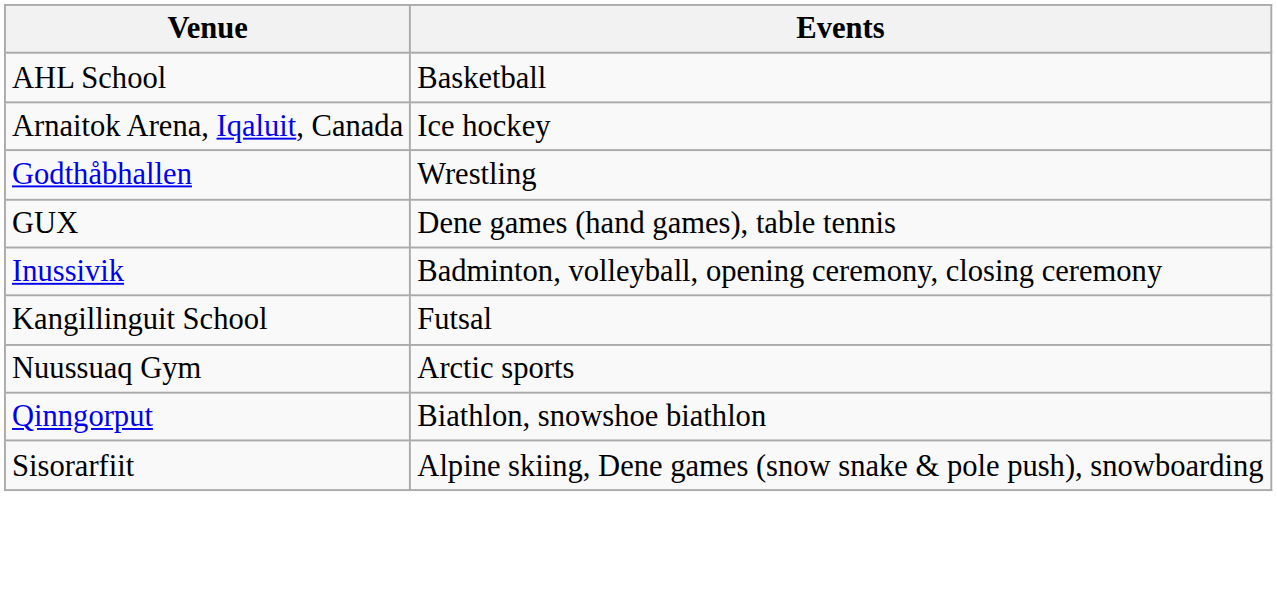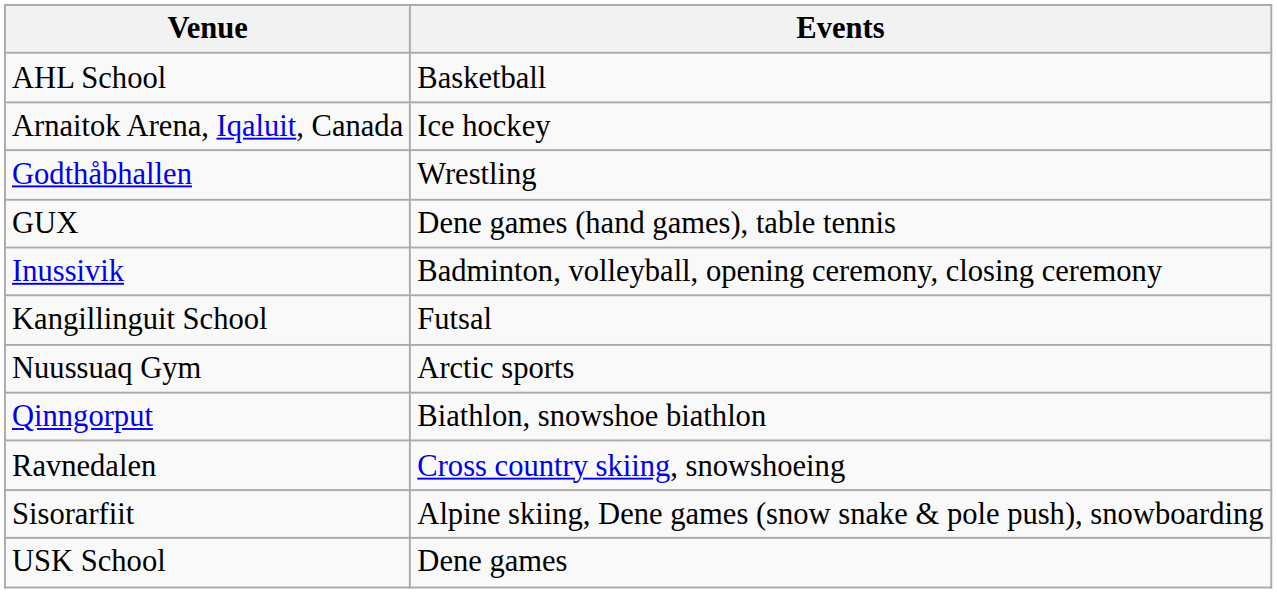+ row: (84, 464)
+ row: (89, 561)
